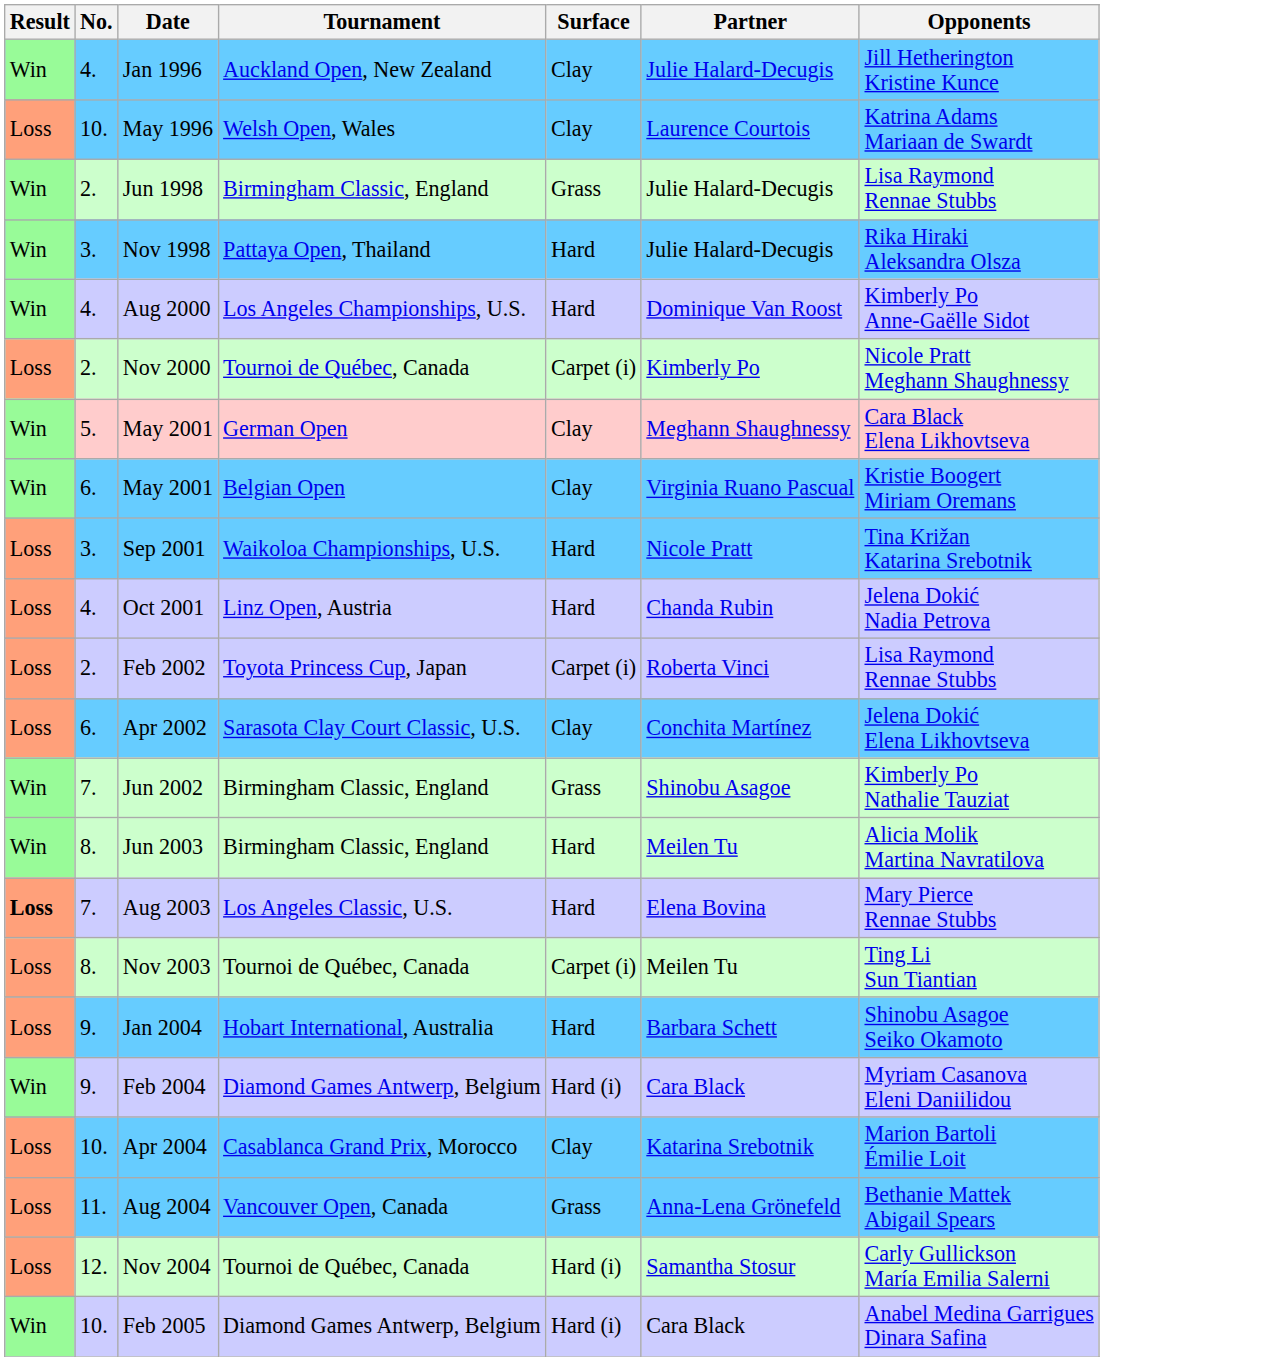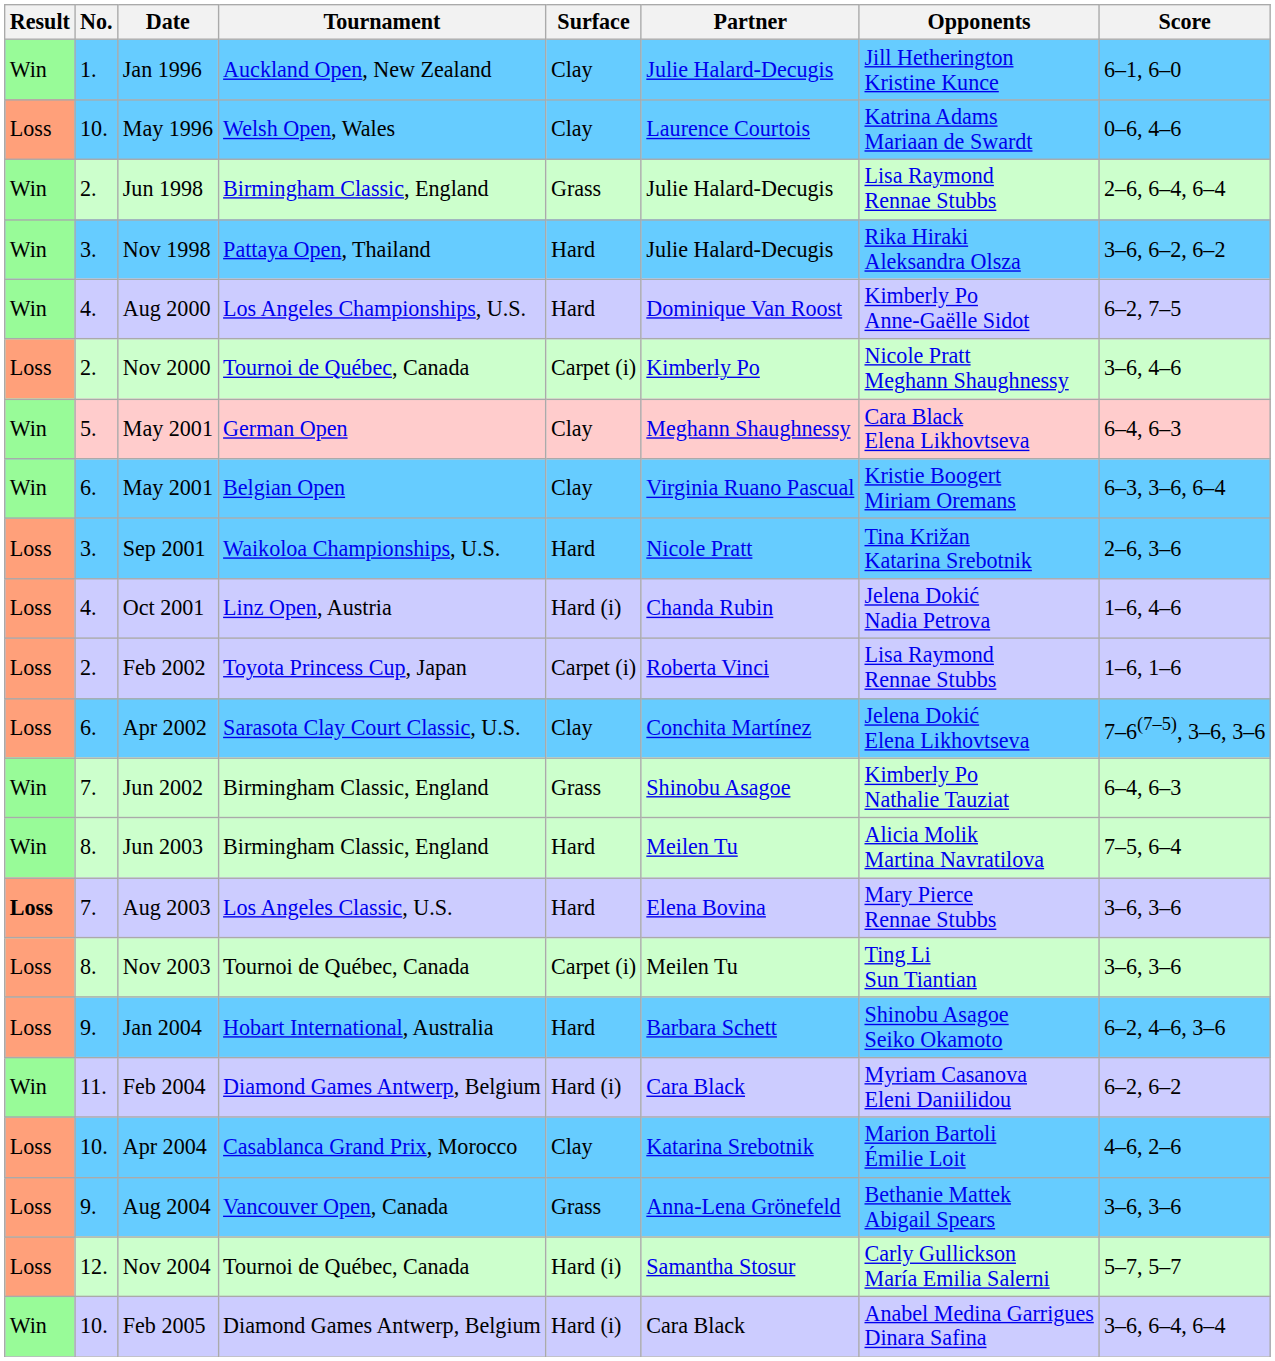+ column: (1185, 22)
(88, 69) 4. -> (88, 69) 1.
(573, 608) Hard -> (586, 608) Hard (i)
(88, 1087) 9. -> (93, 1087) 11.
(93, 1206) 11. -> (88, 1206) 9.
